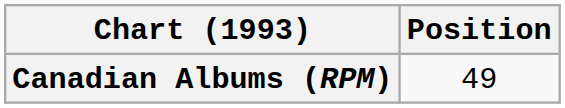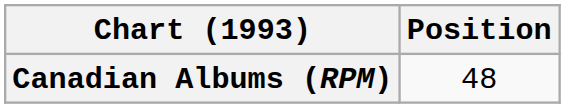(479, 79) 49 -> (479, 79) 48
